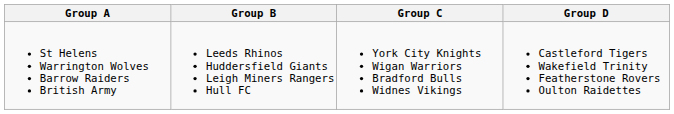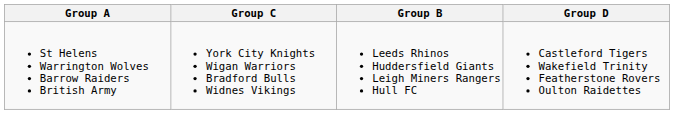columns swapped: (254, 13) <-> (420, 13)
